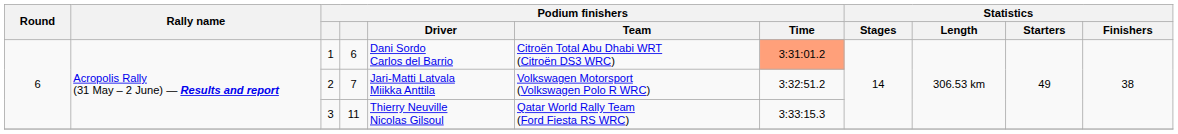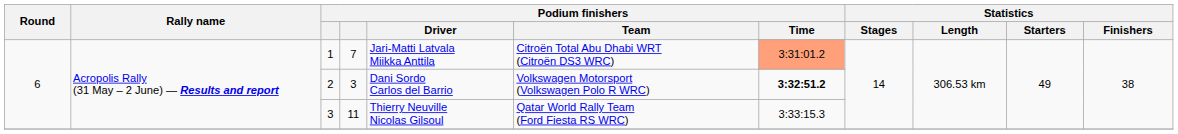(354, 54) 6 -> (353, 54) 7
(412, 54) Dani Sordo Carlos del Barrio -> (412, 54) Jari-Matti Latvala Miikka Anttila
(354, 84) 7 -> (353, 84) 3
(412, 84) Jari-Matti Latvala Miikka Anttila -> (411, 84) Dani Sordo Carlos del Barrio
(802, 84) normal -> (802, 84) bold
